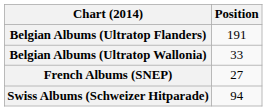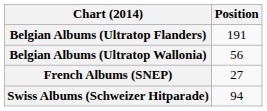(237, 55) 33 -> (237, 55) 56
